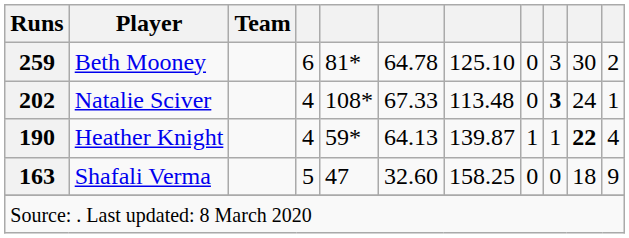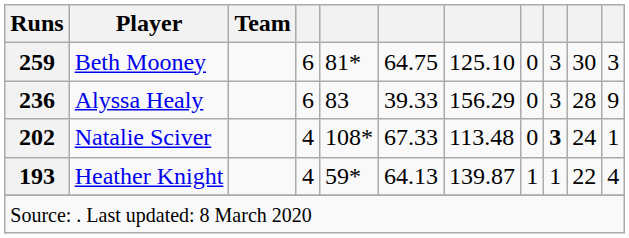(411, 61) 64.78 -> (411, 61) 64.75
(613, 61) 2 -> (613, 61) 3
+ row: (139, 99)
(37, 137) 190 -> (37, 175) 193
(584, 137) bold -> (584, 175) normal
- row: (143, 175)
